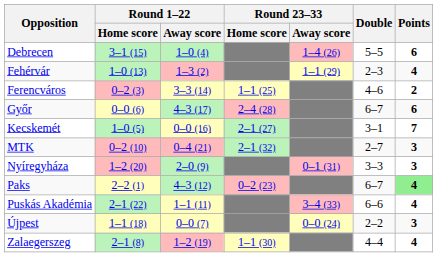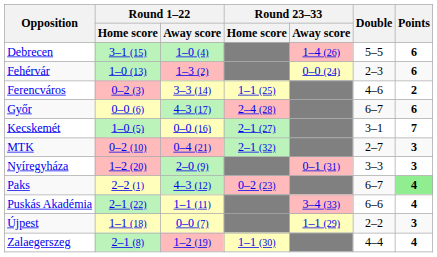(321, 71) 1–1 (29) -> (321, 71) 0–0 (24)
(414, 71) 4 -> (414, 71) 6
(321, 223) 0–0 (24) -> (321, 223) 1–1 (29)
